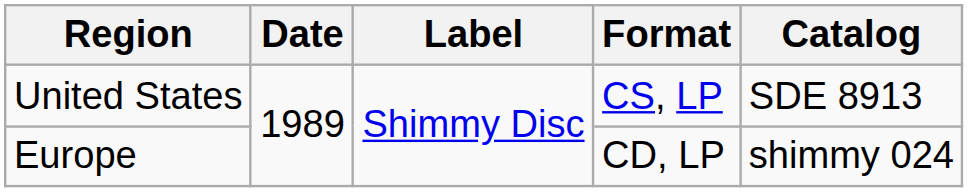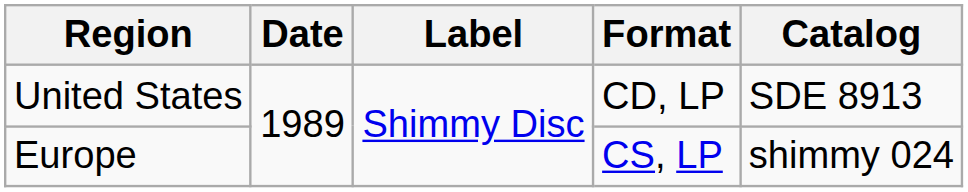(662, 95) CS, LP -> (664, 95) CD, LP
(664, 155) CD, LP -> (662, 155) CS, LP
